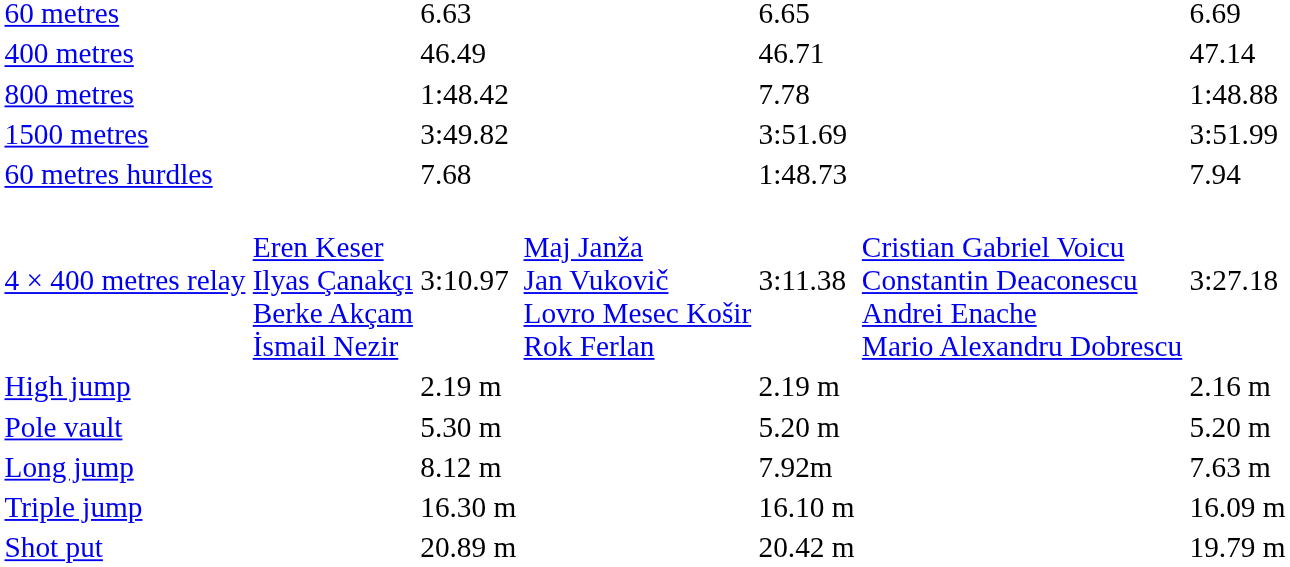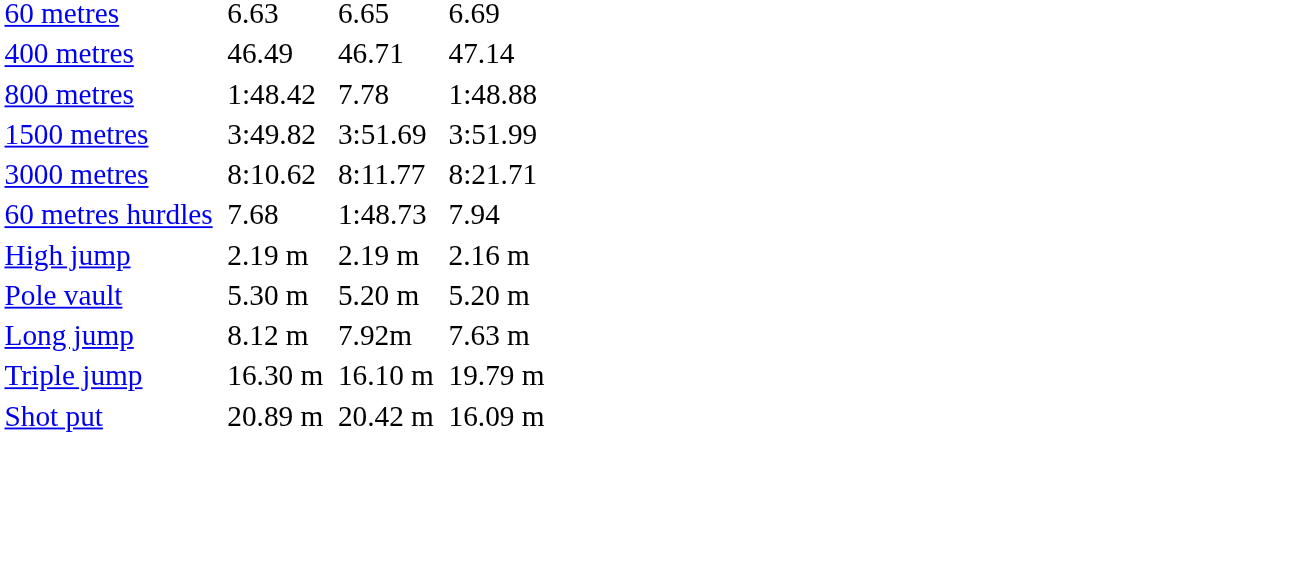+ row: (76, 174)
- row: (125, 280)
(1238, 507) 16.09 m -> (497, 375) 19.79 m
(1238, 547) 19.79 m -> (497, 416) 16.09 m
